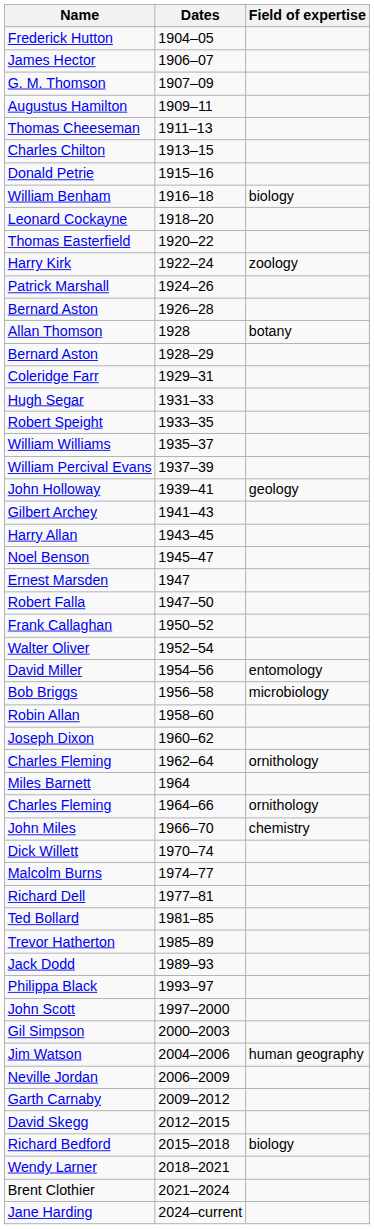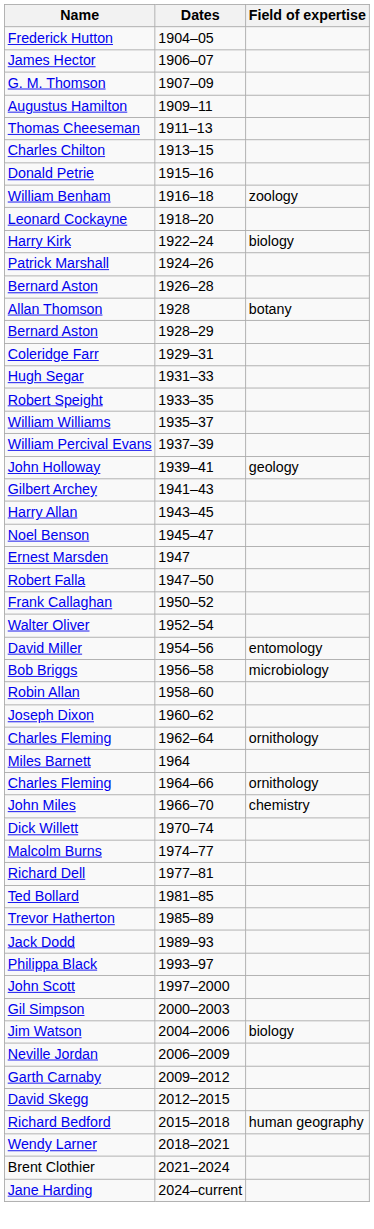(271, 196) biology -> (273, 196) zoology
- row: (69, 241)
(273, 264) zoology -> (271, 241) biology
(306, 1054) human geography -> (271, 1032) biology
(271, 1144) biology -> (306, 1122) human geography
